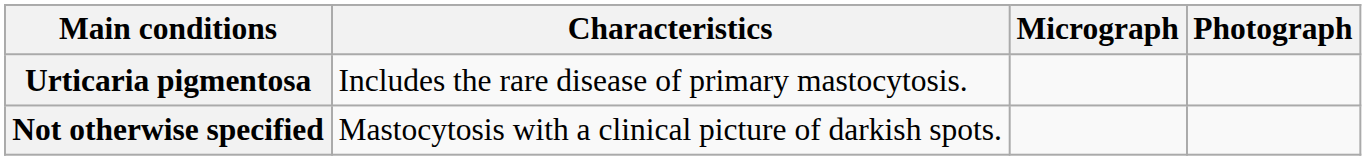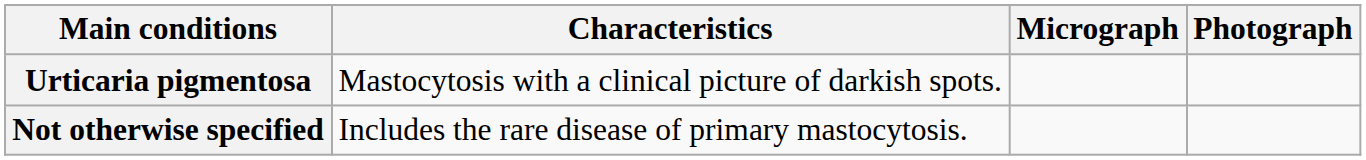(653, 79) Includes the rare disease of primary mastocytosis. -> (670, 79) Mastocytosis with a clinical picture of darkish spots.
(670, 129) Mastocytosis with a clinical picture of darkish spots. -> (653, 129) Includes the rare disease of primary mastocytosis.
